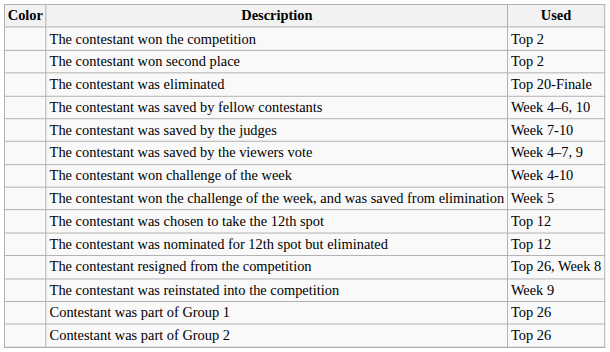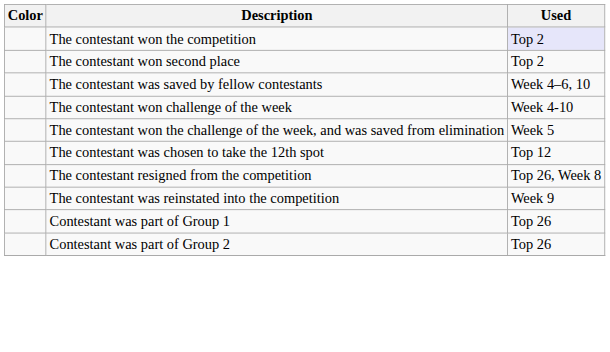(527, 38) no background -> (527, 38) lavender background
- row: (137, 84)
- row: (163, 130)
- row: (181, 152)
- row: (219, 244)
